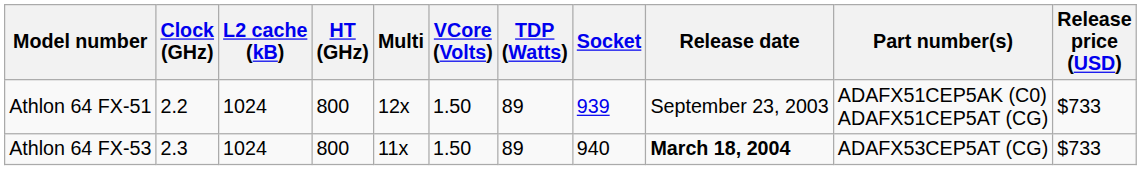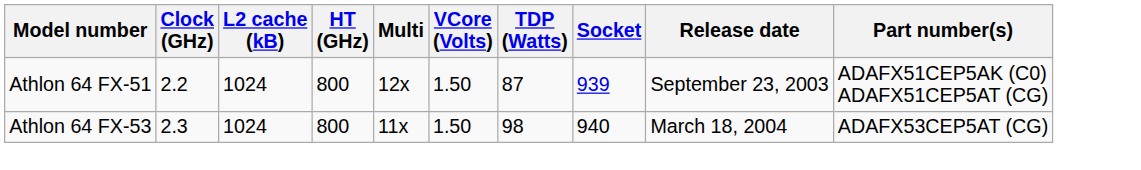- column: (1094, 42)
(513, 106) 89 -> (513, 84) 87
(513, 148) 89 -> (513, 126) 98
(720, 148) bold -> (719, 126) normal
